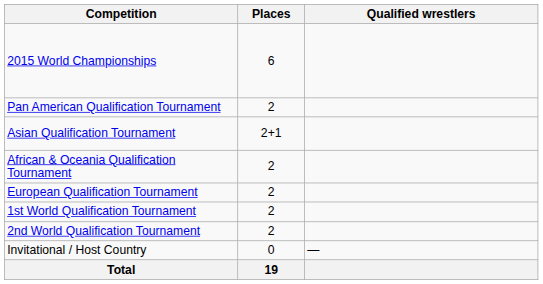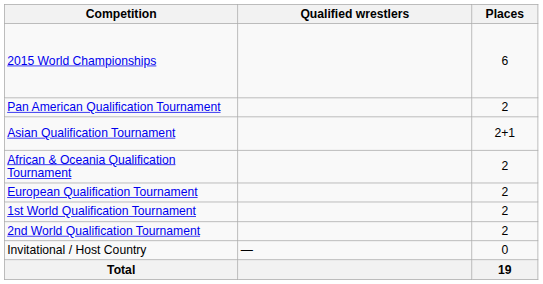columns swapped: (271, 14) <-> (421, 14)
